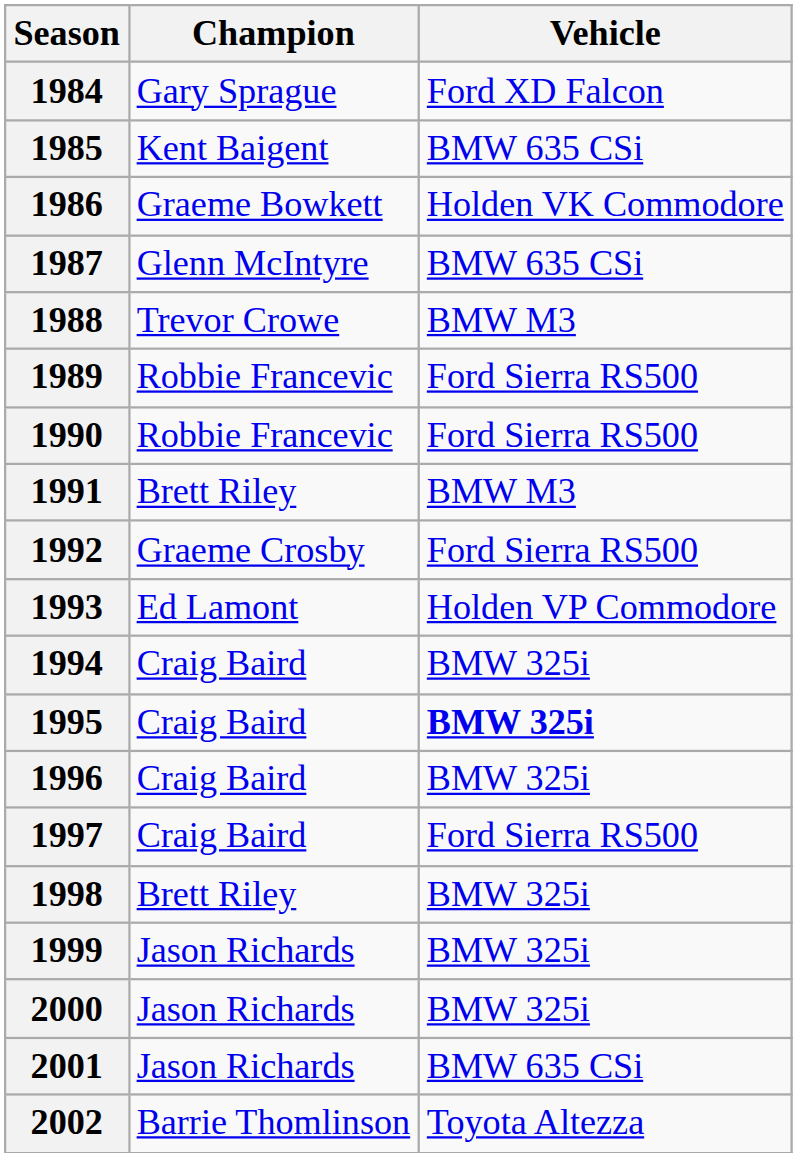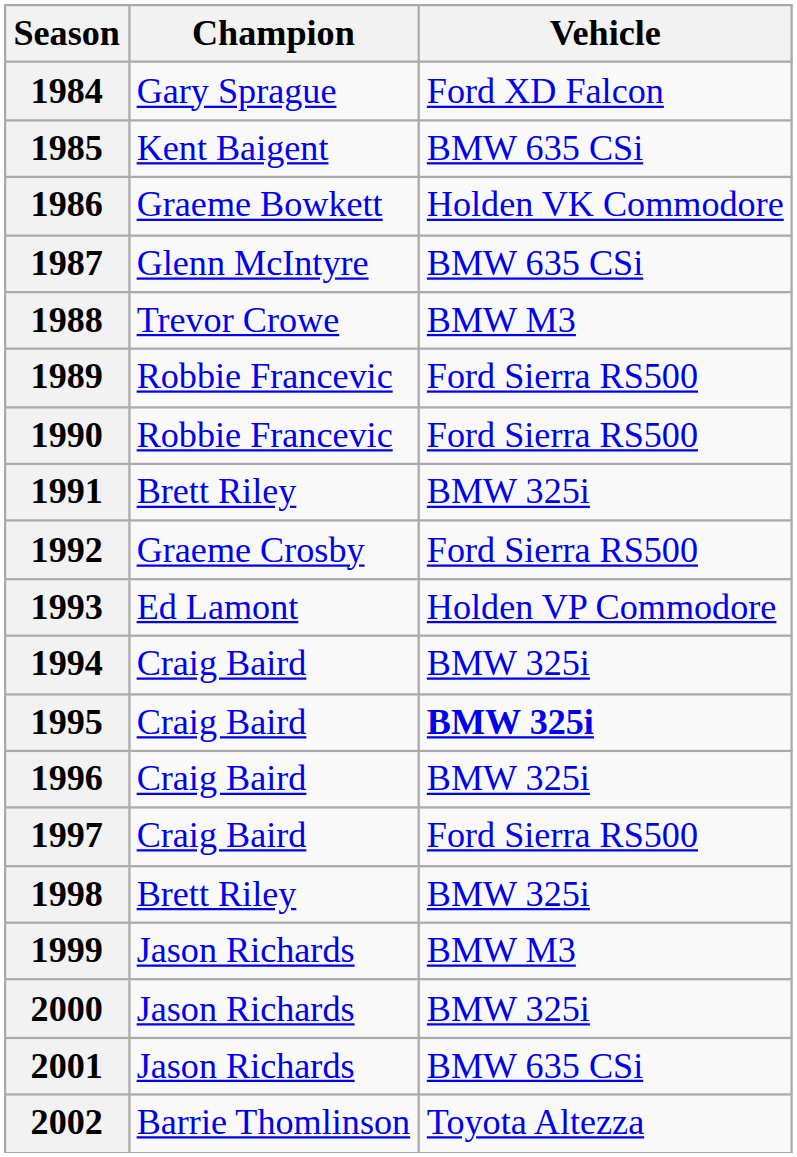(501, 491) BMW M3 -> (508, 491) BMW 325i
(508, 950) BMW 325i -> (501, 950) BMW M3
